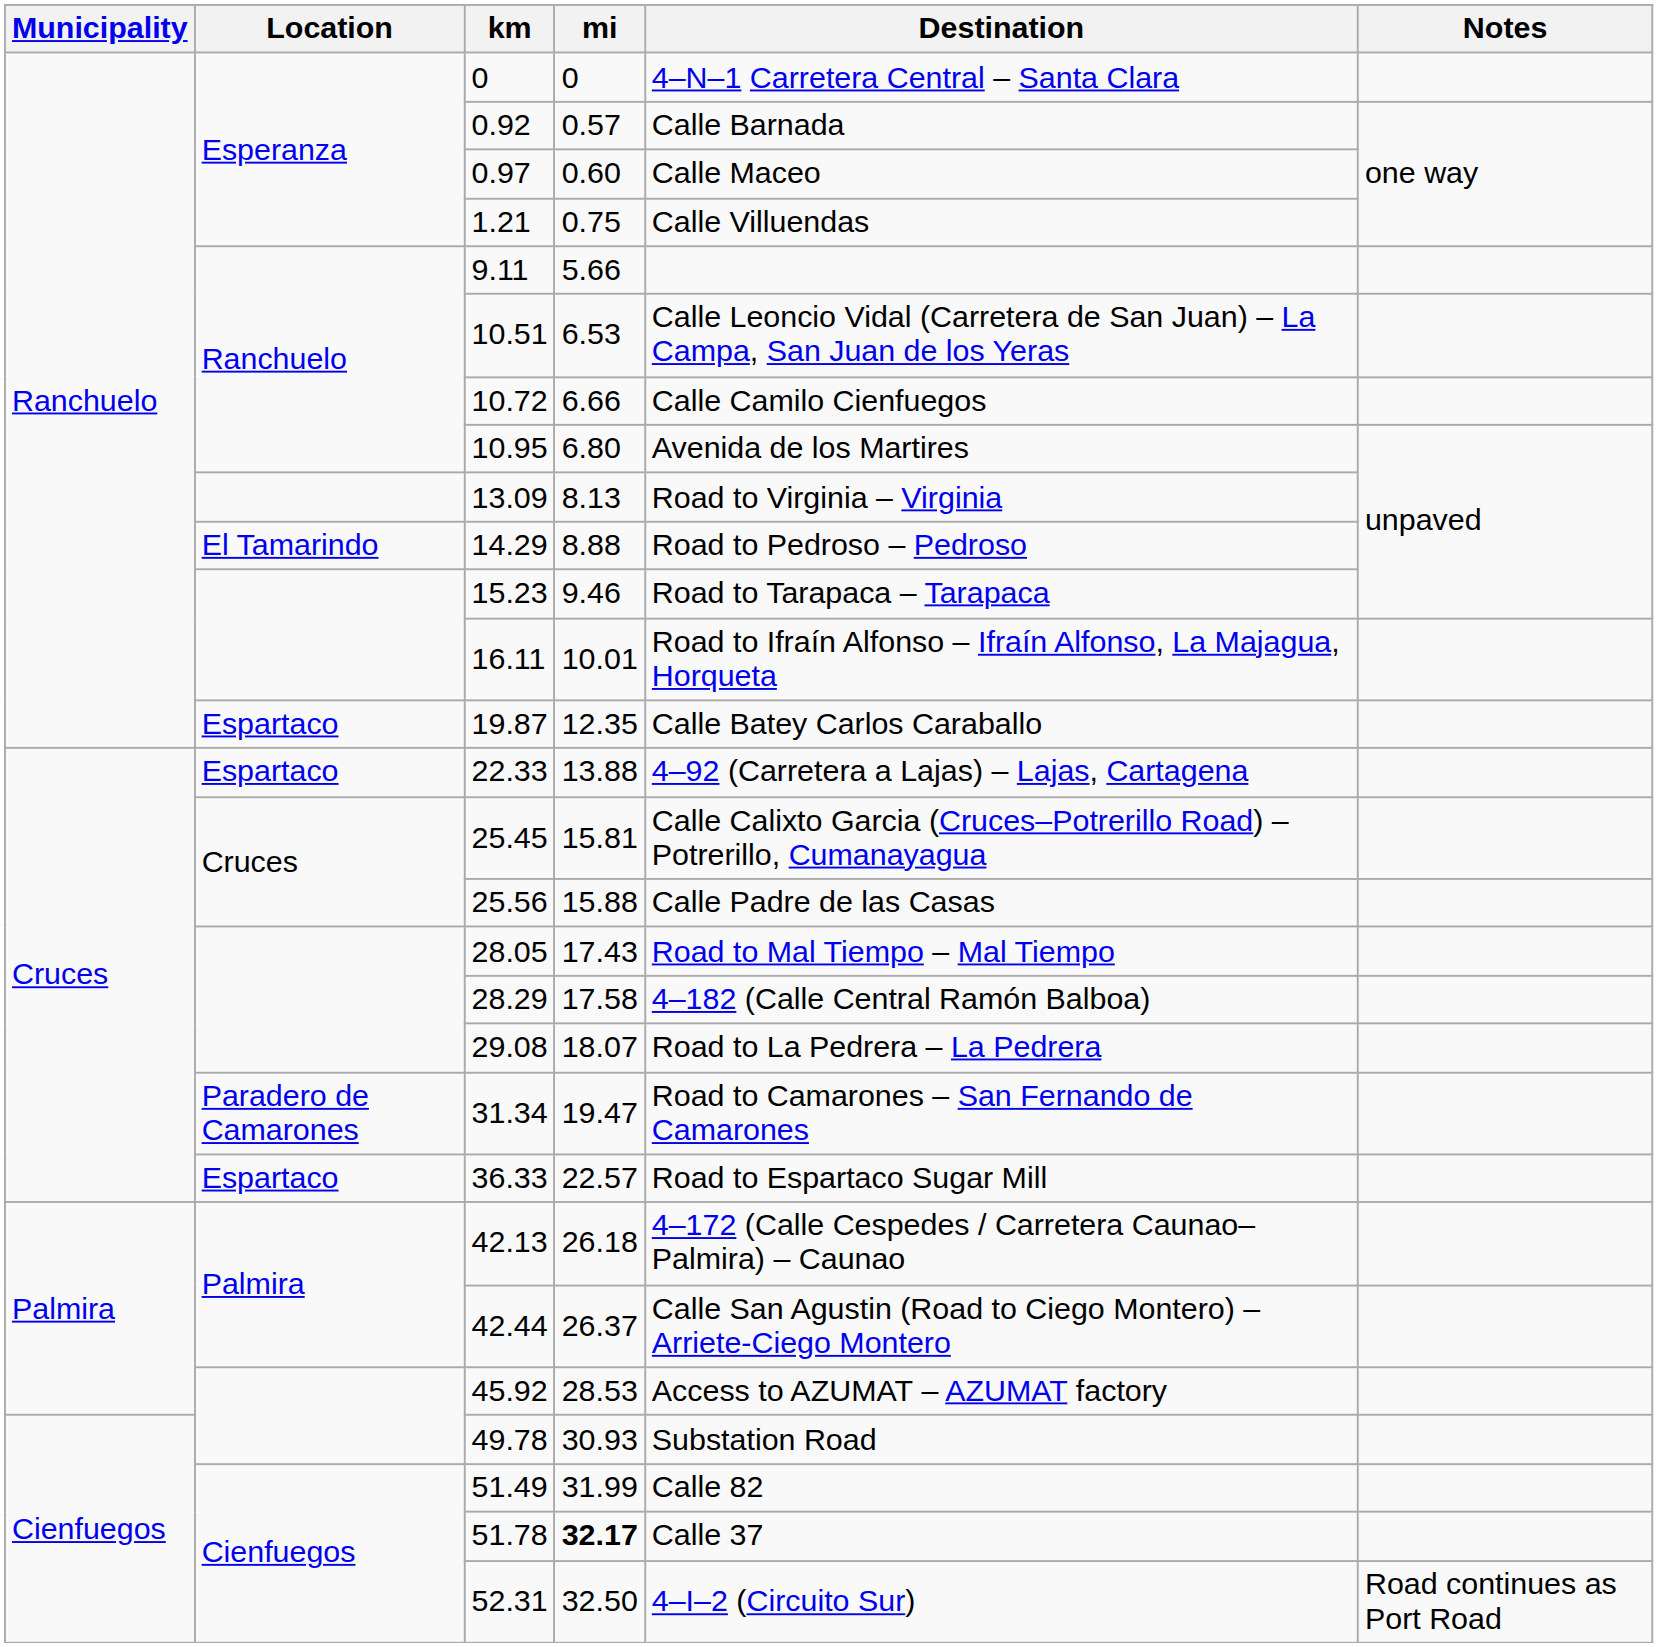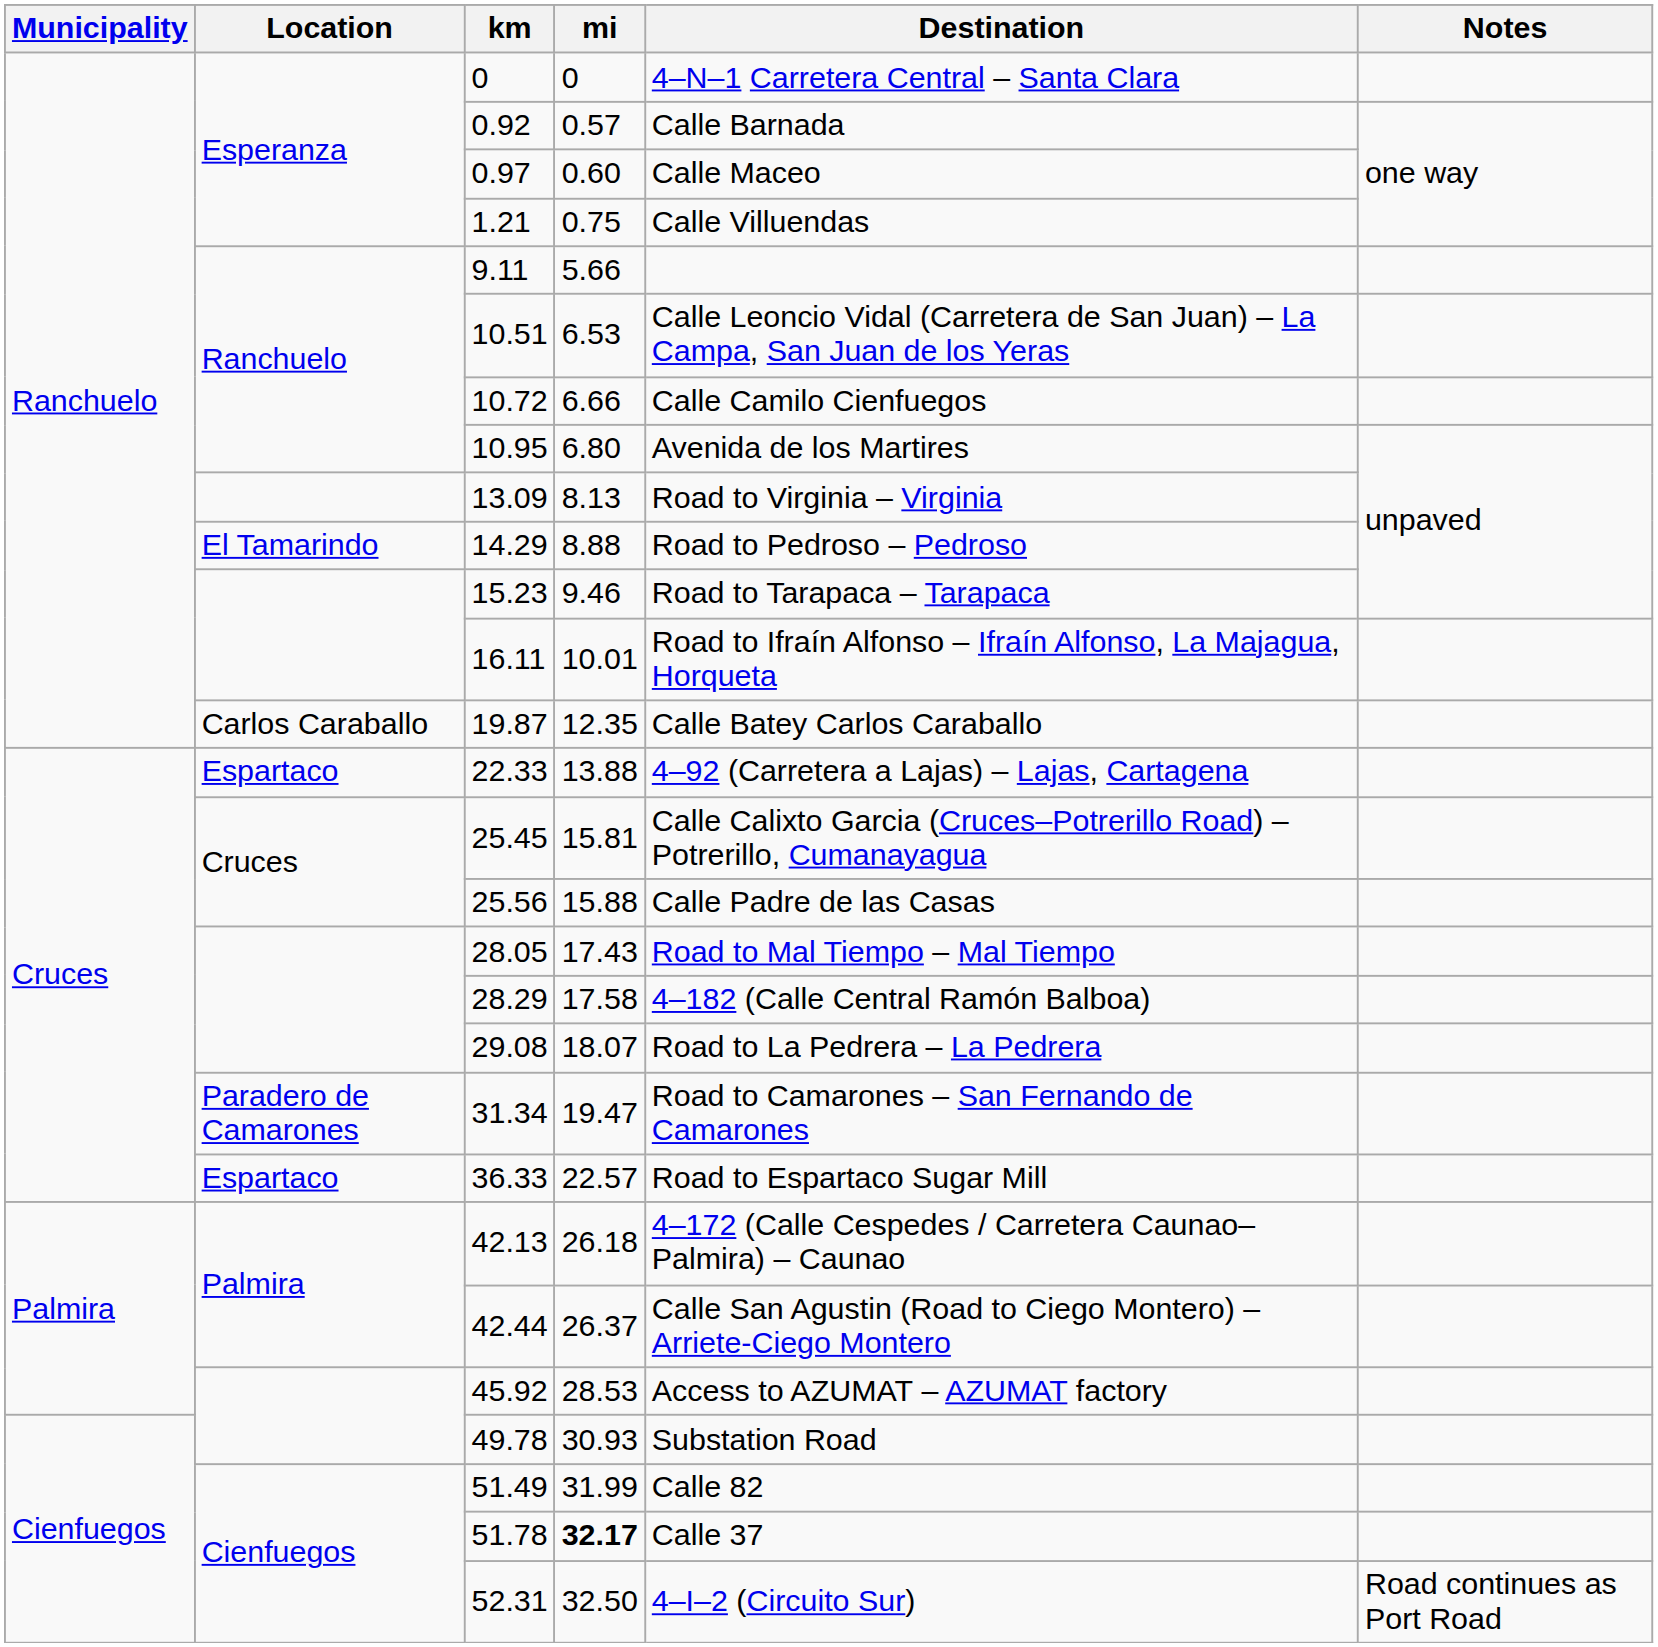(270, 723) Espartaco -> (315, 723) Carlos Caraballo
